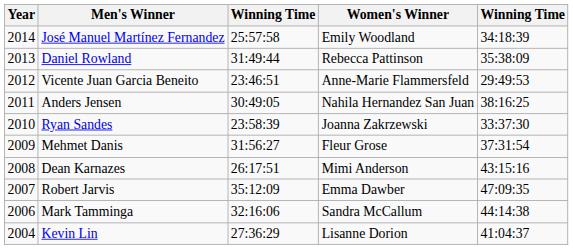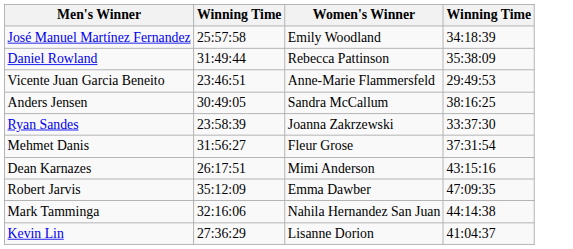- column: (21, 15)
(398, 102) Nahila Hernandez San Juan -> (338, 102) Sandra McCallum
(372, 211) Sandra McCallum -> (364, 211) Nahila Hernandez San Juan
